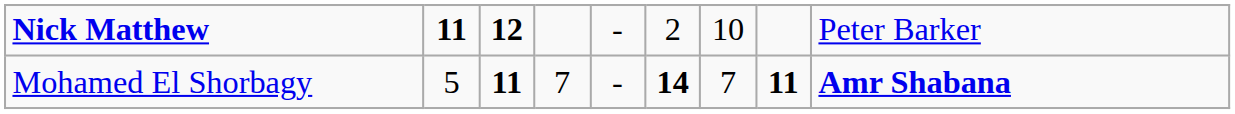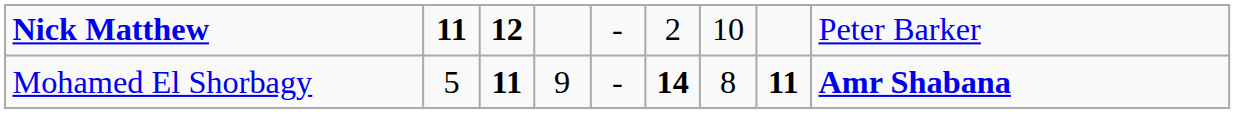(562, 81) 7 -> (562, 81) 9
(728, 81) 7 -> (728, 81) 8
